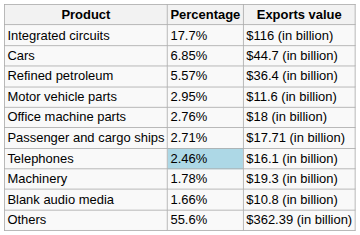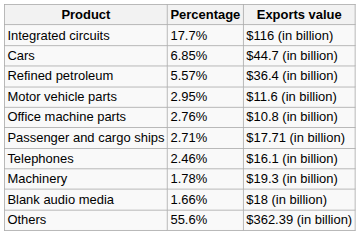(287, 117) $18 (in billion) -> (292, 117) $10.8 (in billion)
(189, 158) lightblue background -> (189, 158) no background
(292, 199) $10.8 (in billion) -> (287, 199) $18 (in billion)
